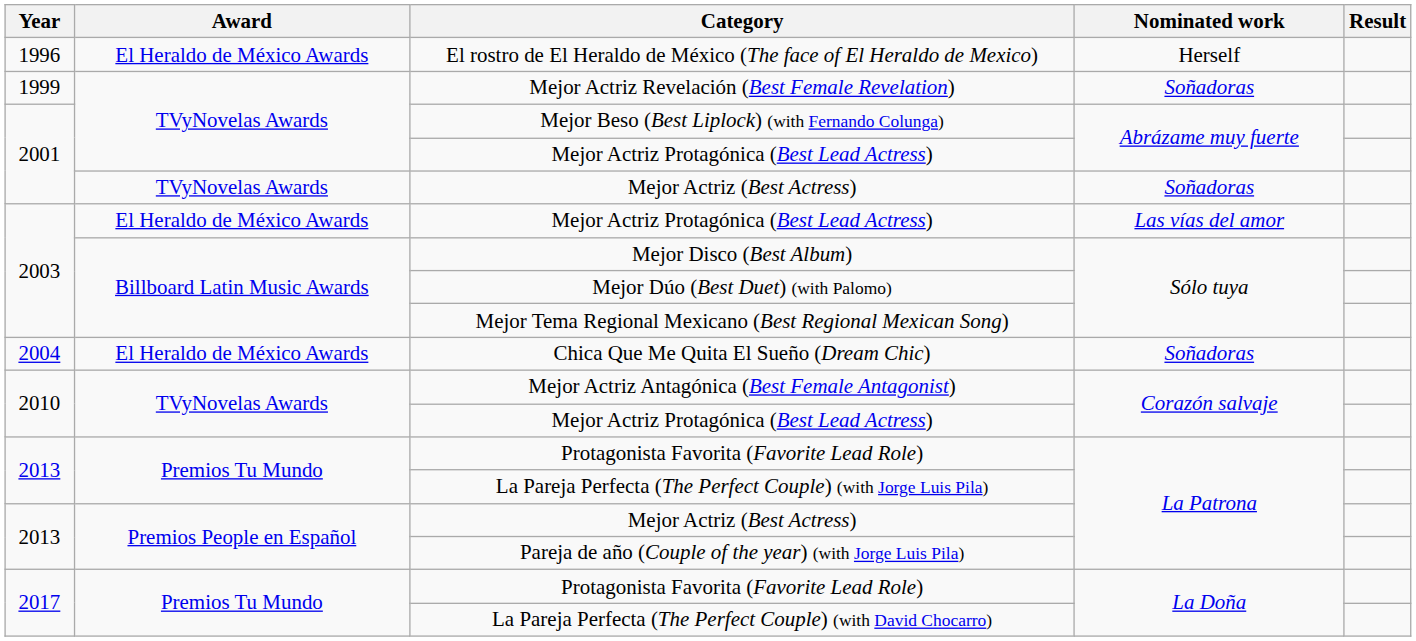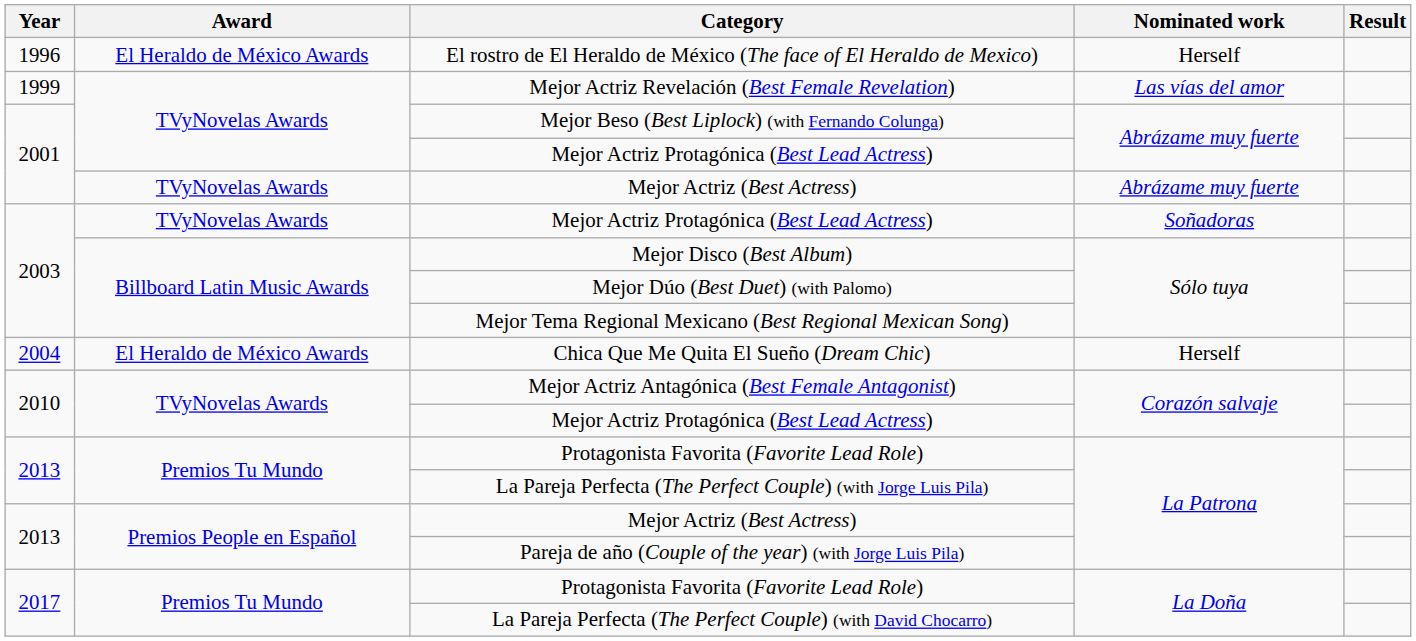(1209, 87) Soñadoras -> (1209, 87) Las vías del amor
(1209, 187) Soñadoras -> (1209, 187) Abrázame muy fuerte
(242, 220) El Heraldo de México Awards -> (242, 220) TVyNovelas Awards
(1209, 220) Las vías del amor -> (1209, 220) Soñadoras
(1209, 353) Soñadoras -> (1209, 353) Herself
